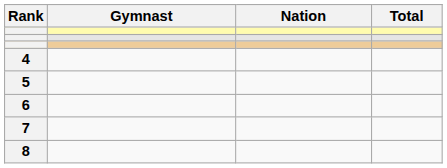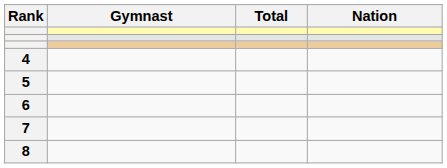columns swapped: (303, 16) <-> (407, 16)
